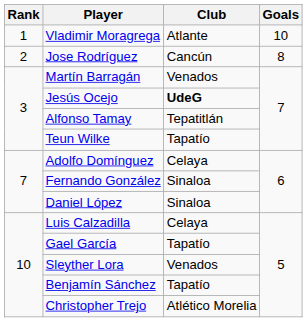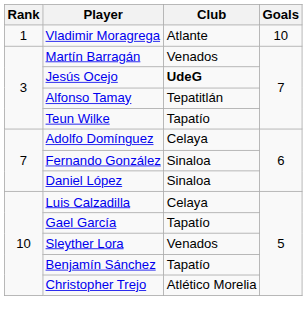- row: (92, 56)
